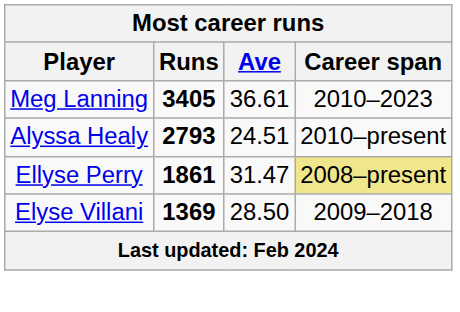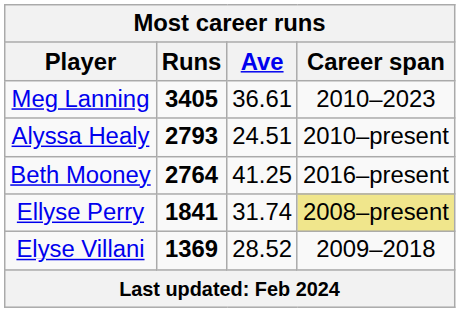+ row: (80, 174)
(189, 174) 1861 -> (192, 212) 1841
(260, 174) 31.47 -> (262, 212) 31.74
(260, 212) 28.50 -> (262, 250) 28.52
